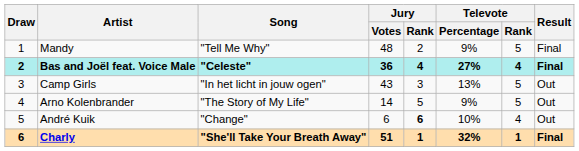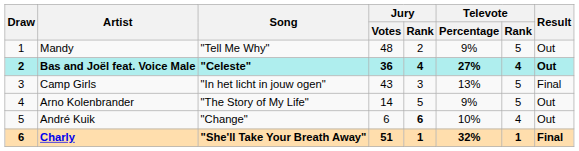(549, 48) Final -> (546, 48) Out
(550, 66) Final -> (547, 66) Out
(546, 84) Out -> (549, 84) Final
